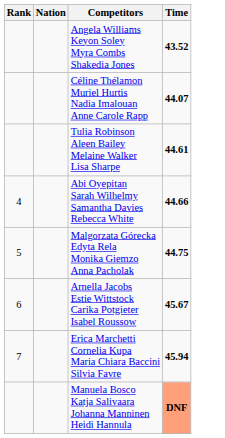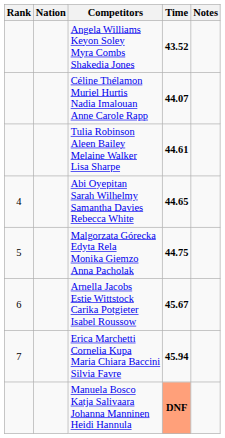+ column: (206, 12)
(177, 201) 44.66 -> (177, 201) 44.65
